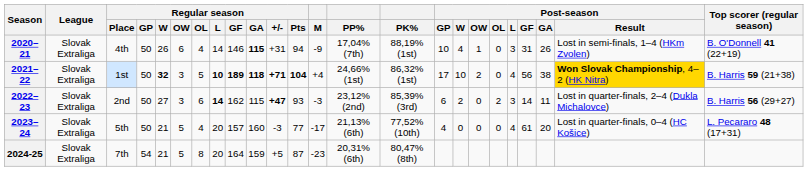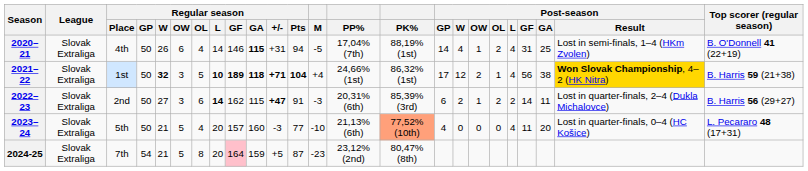(318, 48) -9 -> (318, 48) -5
(443, 48) 10 -> (443, 48) 14
(498, 48) 0 -> (498, 48) 2
(513, 48) 3 -> (513, 48) 4
(545, 48) 26 -> (545, 48) 25
(460, 75) 10 -> (460, 75) 12
(498, 75) 0 -> (498, 75) 1
(298, 101) 93 -> (298, 101) 91
(353, 101) 23,12% (2nd) -> (353, 101) 20,31% (6th)
(479, 101) 0 -> (479, 101) 1
(513, 101) 3 -> (513, 101) 2
(318, 127) -17 -> (318, 127) -10
(407, 127) no background -> (407, 127) lightsalmon background
(527, 127) 61 -> (527, 127) 11
(236, 154) no background -> (236, 154) pink background
(353, 154) 20,31% (6th) -> (353, 154) 23,12% (2nd)
